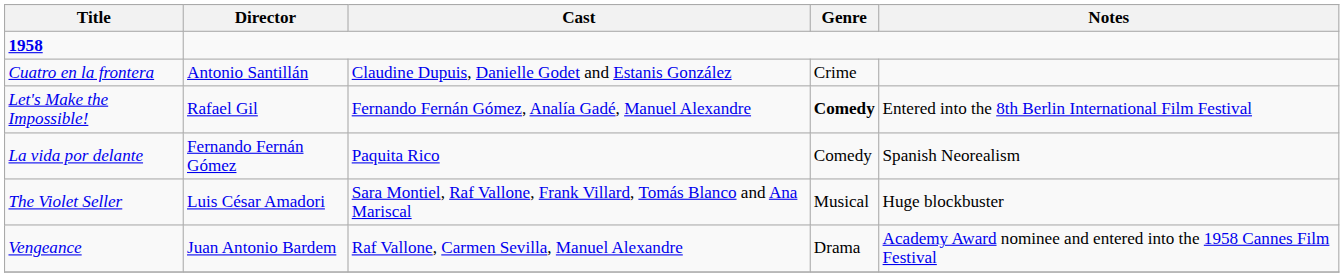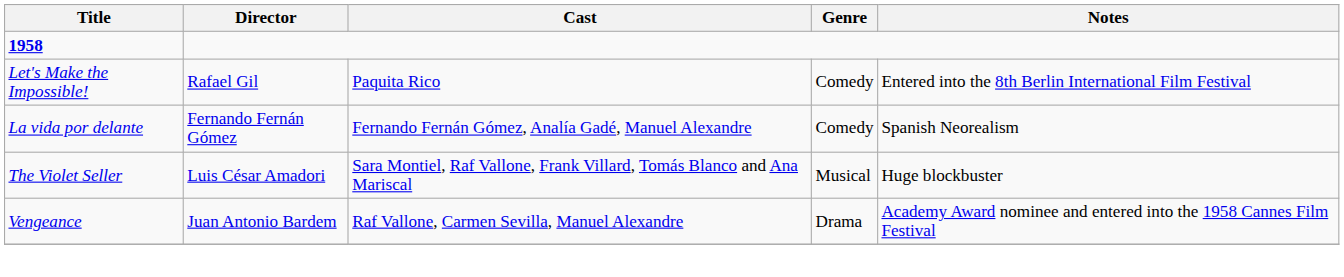- row: (81, 72)
(551, 109) Fernando Fernán Gómez, Analía Gadé, Manuel Alexandre -> (396, 82) Paquita Rico
(844, 109) bold -> (845, 82) normal
(396, 155) Paquita Rico -> (552, 128) Fernando Fernán Gómez, Analía Gadé, Manuel Alexandre
